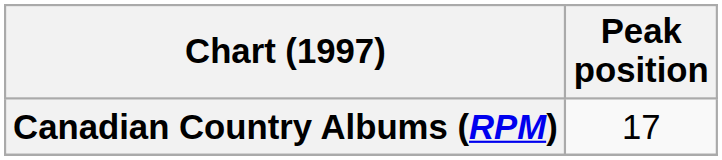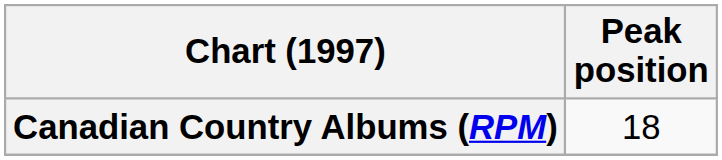(641, 126) 17 -> (641, 126) 18
